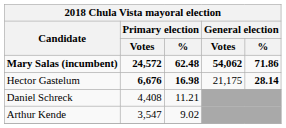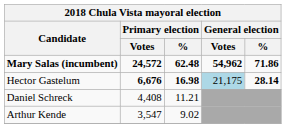(227, 64) 54,062 -> (227, 64) 54,962
(227, 81) no background -> (227, 81) lightblue background
